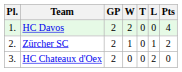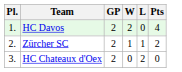- column: (143, 12)
